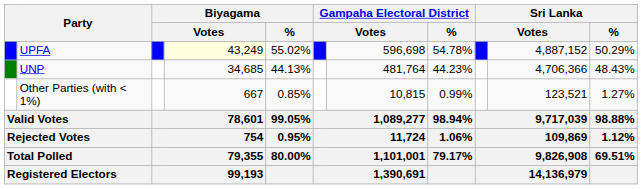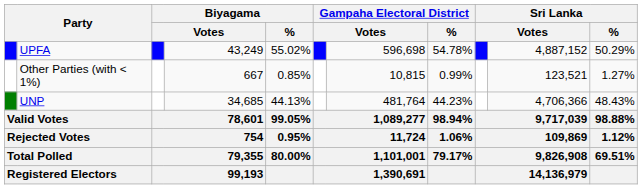(245, 50) lightyellow background -> (245, 50) no background
rows swapped: (32, 69) <-> (73, 94)
